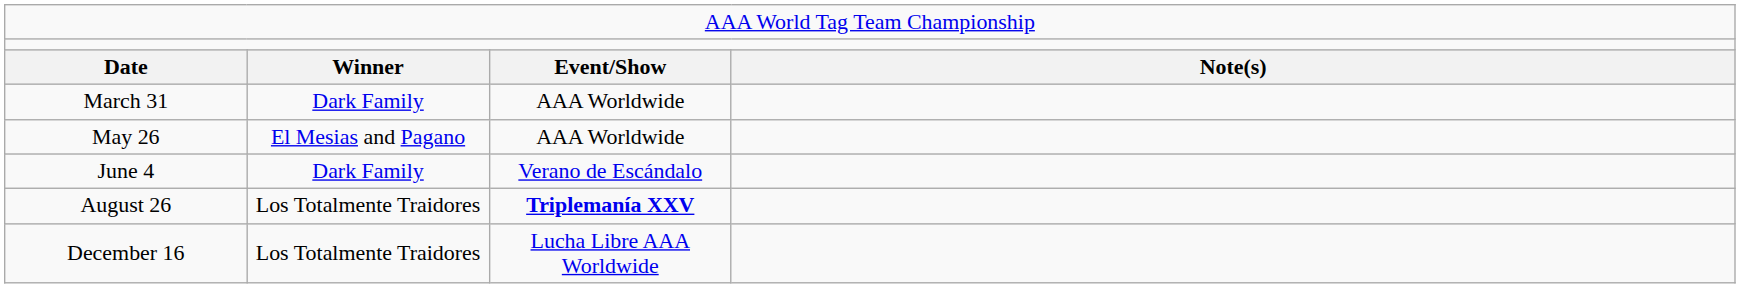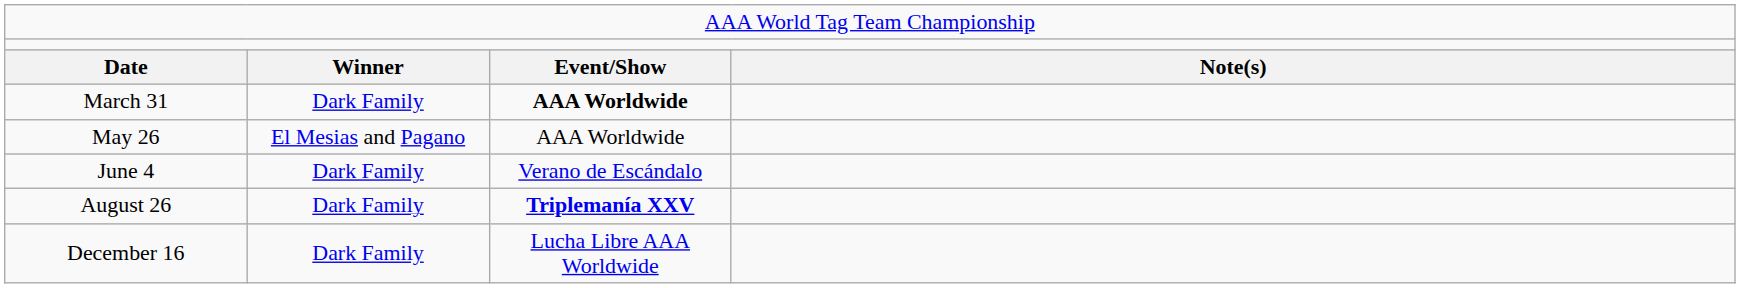(610, 101) normal -> (610, 101) bold
(368, 205) Los Totalmente Traidores -> (368, 205) Dark Family
(368, 252) Los Totalmente Traidores -> (368, 252) Dark Family
